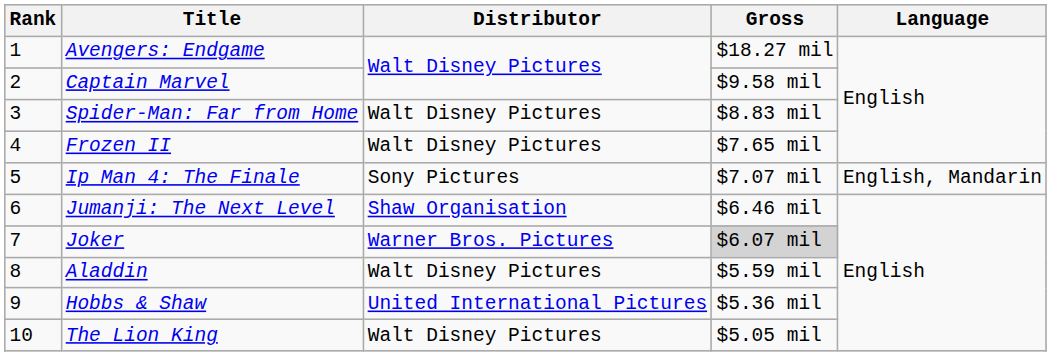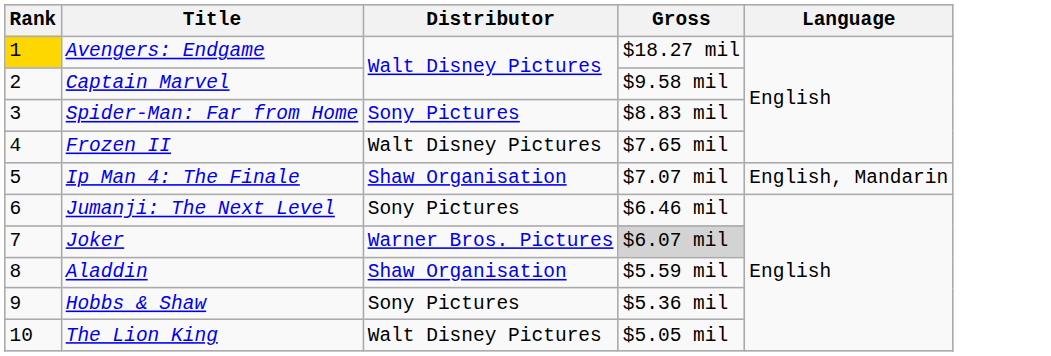(15, 52) no background -> (15, 52) gold background
(485, 115) Walt Disney Pictures -> (444, 115) Sony Pictures
(444, 178) Sony Pictures -> (467, 178) Shaw Organisation
(467, 210) Shaw Organisation -> (444, 210) Sony Pictures
(485, 273) Walt Disney Pictures -> (467, 273) Shaw Organisation
(537, 304) United International Pictures -> (444, 304) Sony Pictures
